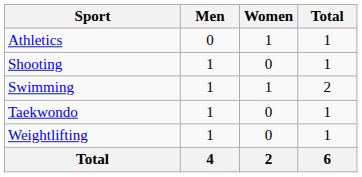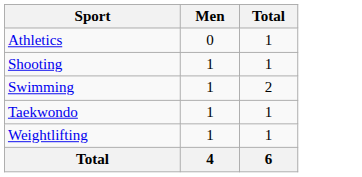- column: (269, 16)
